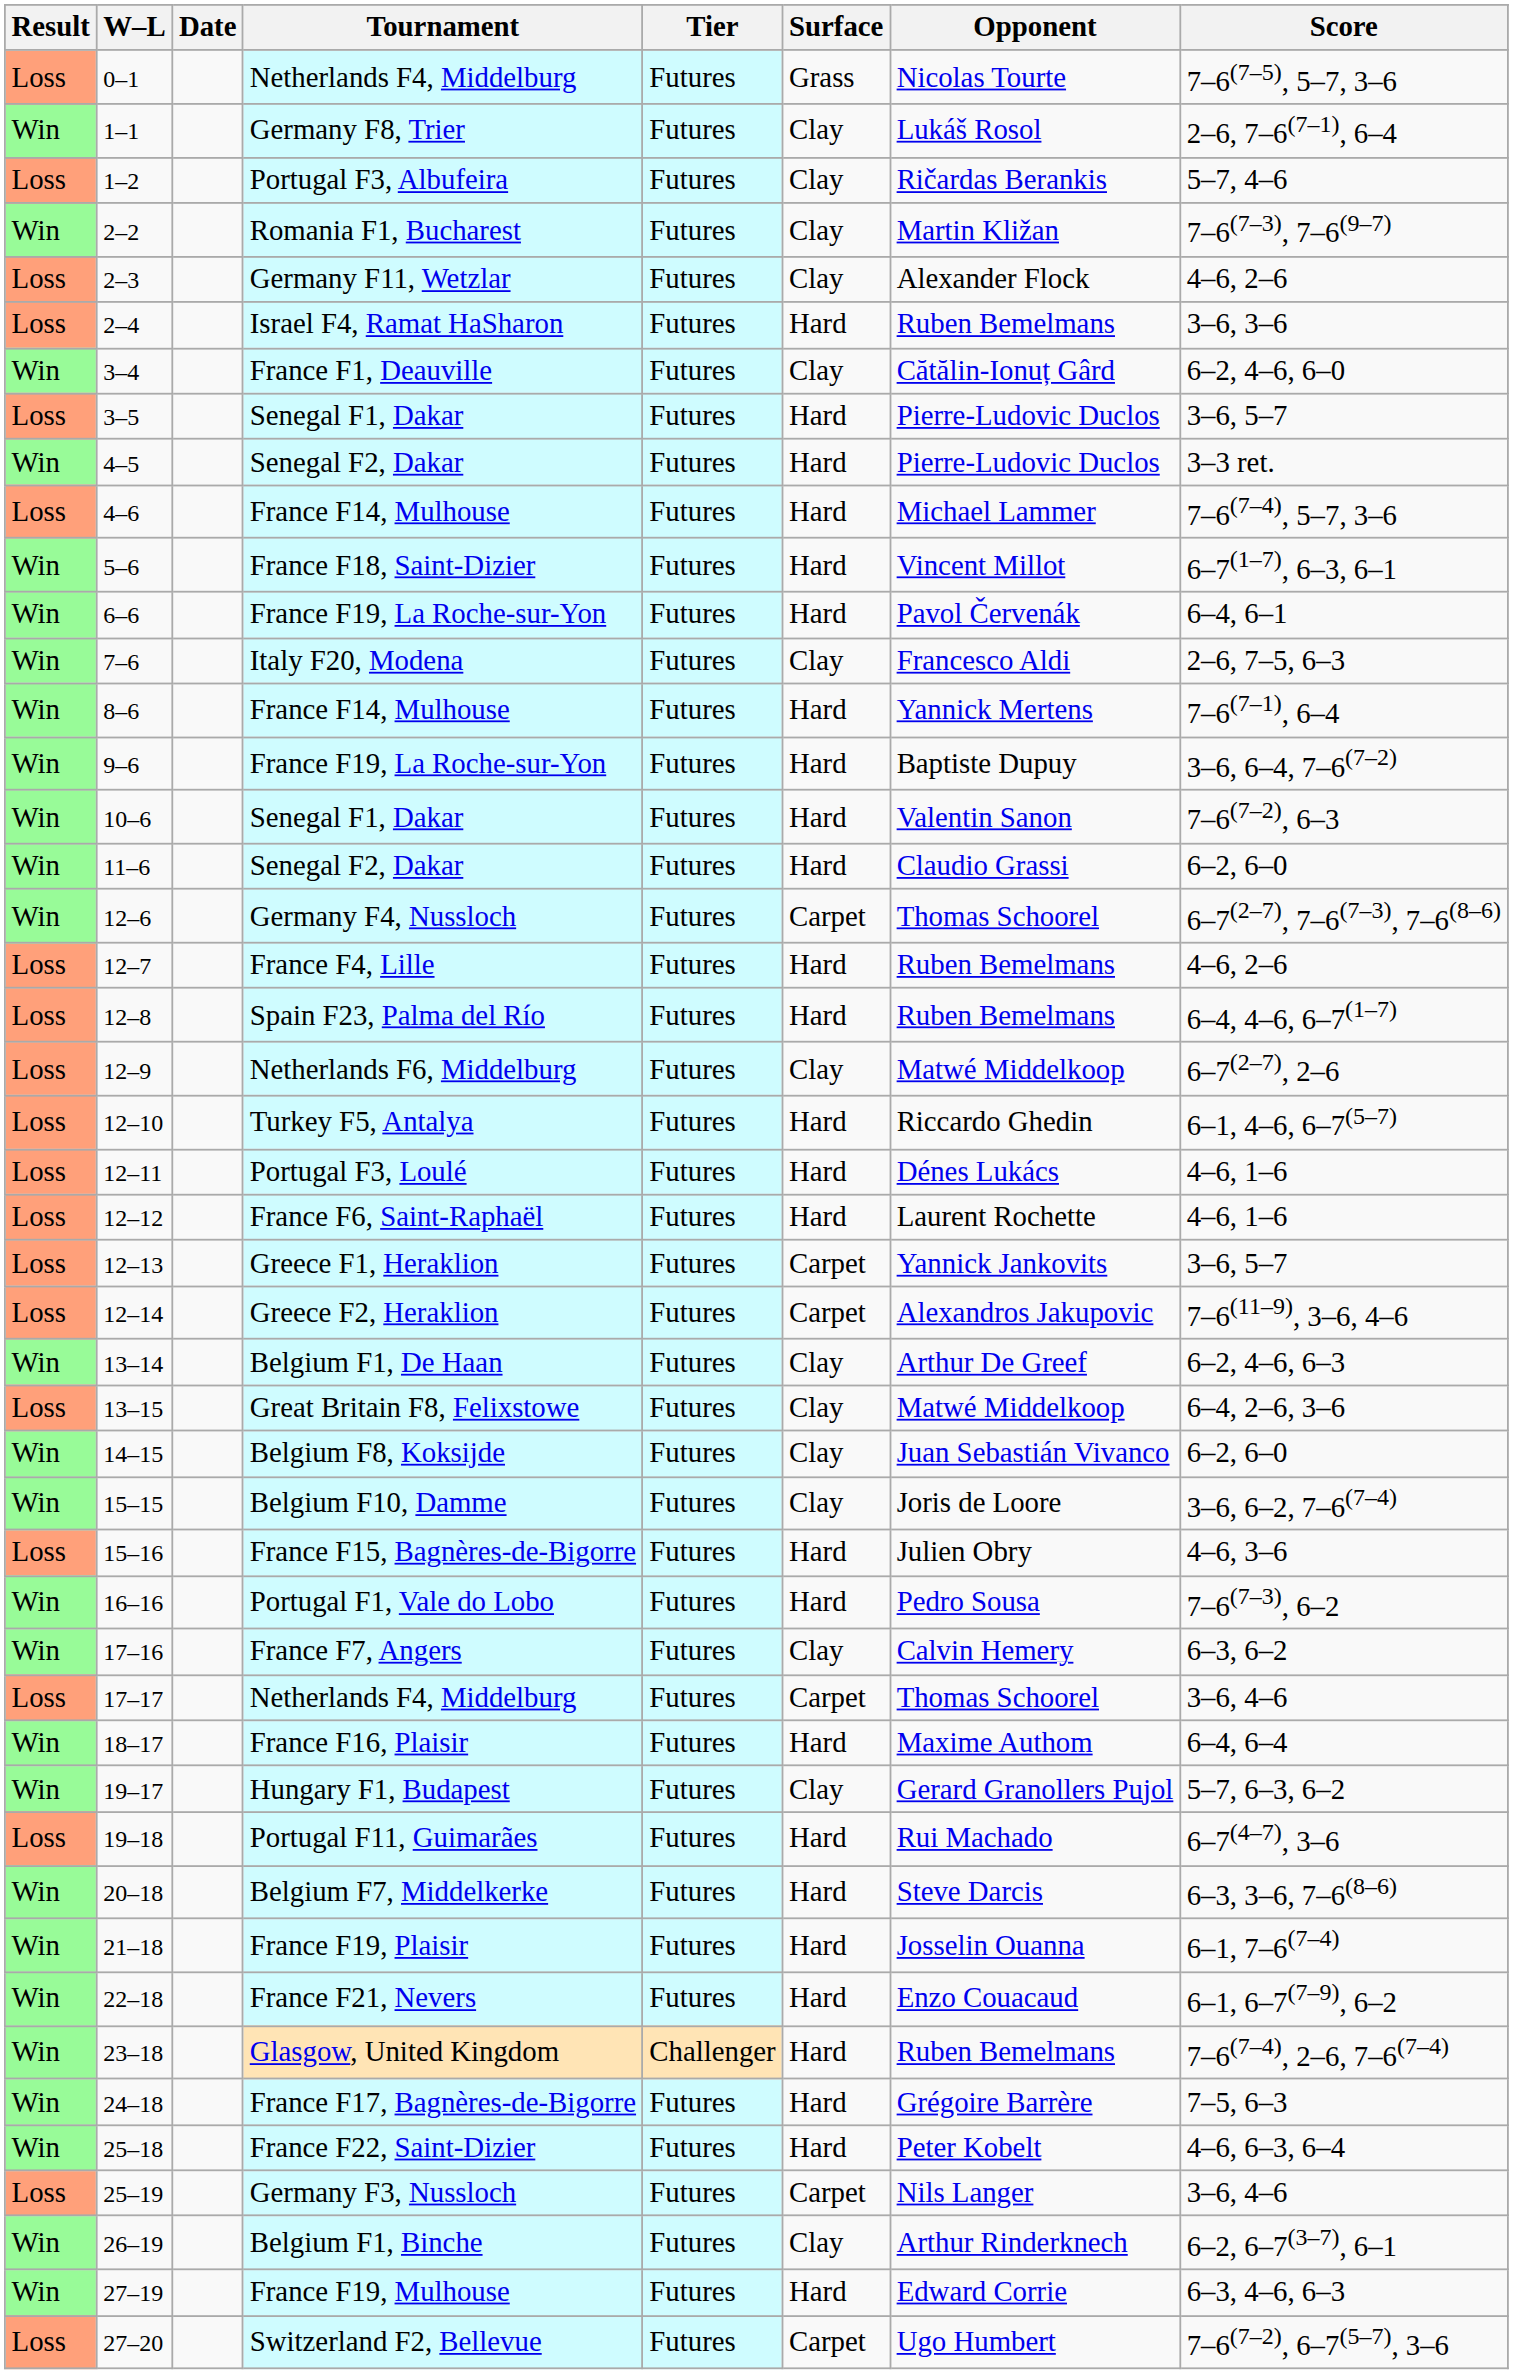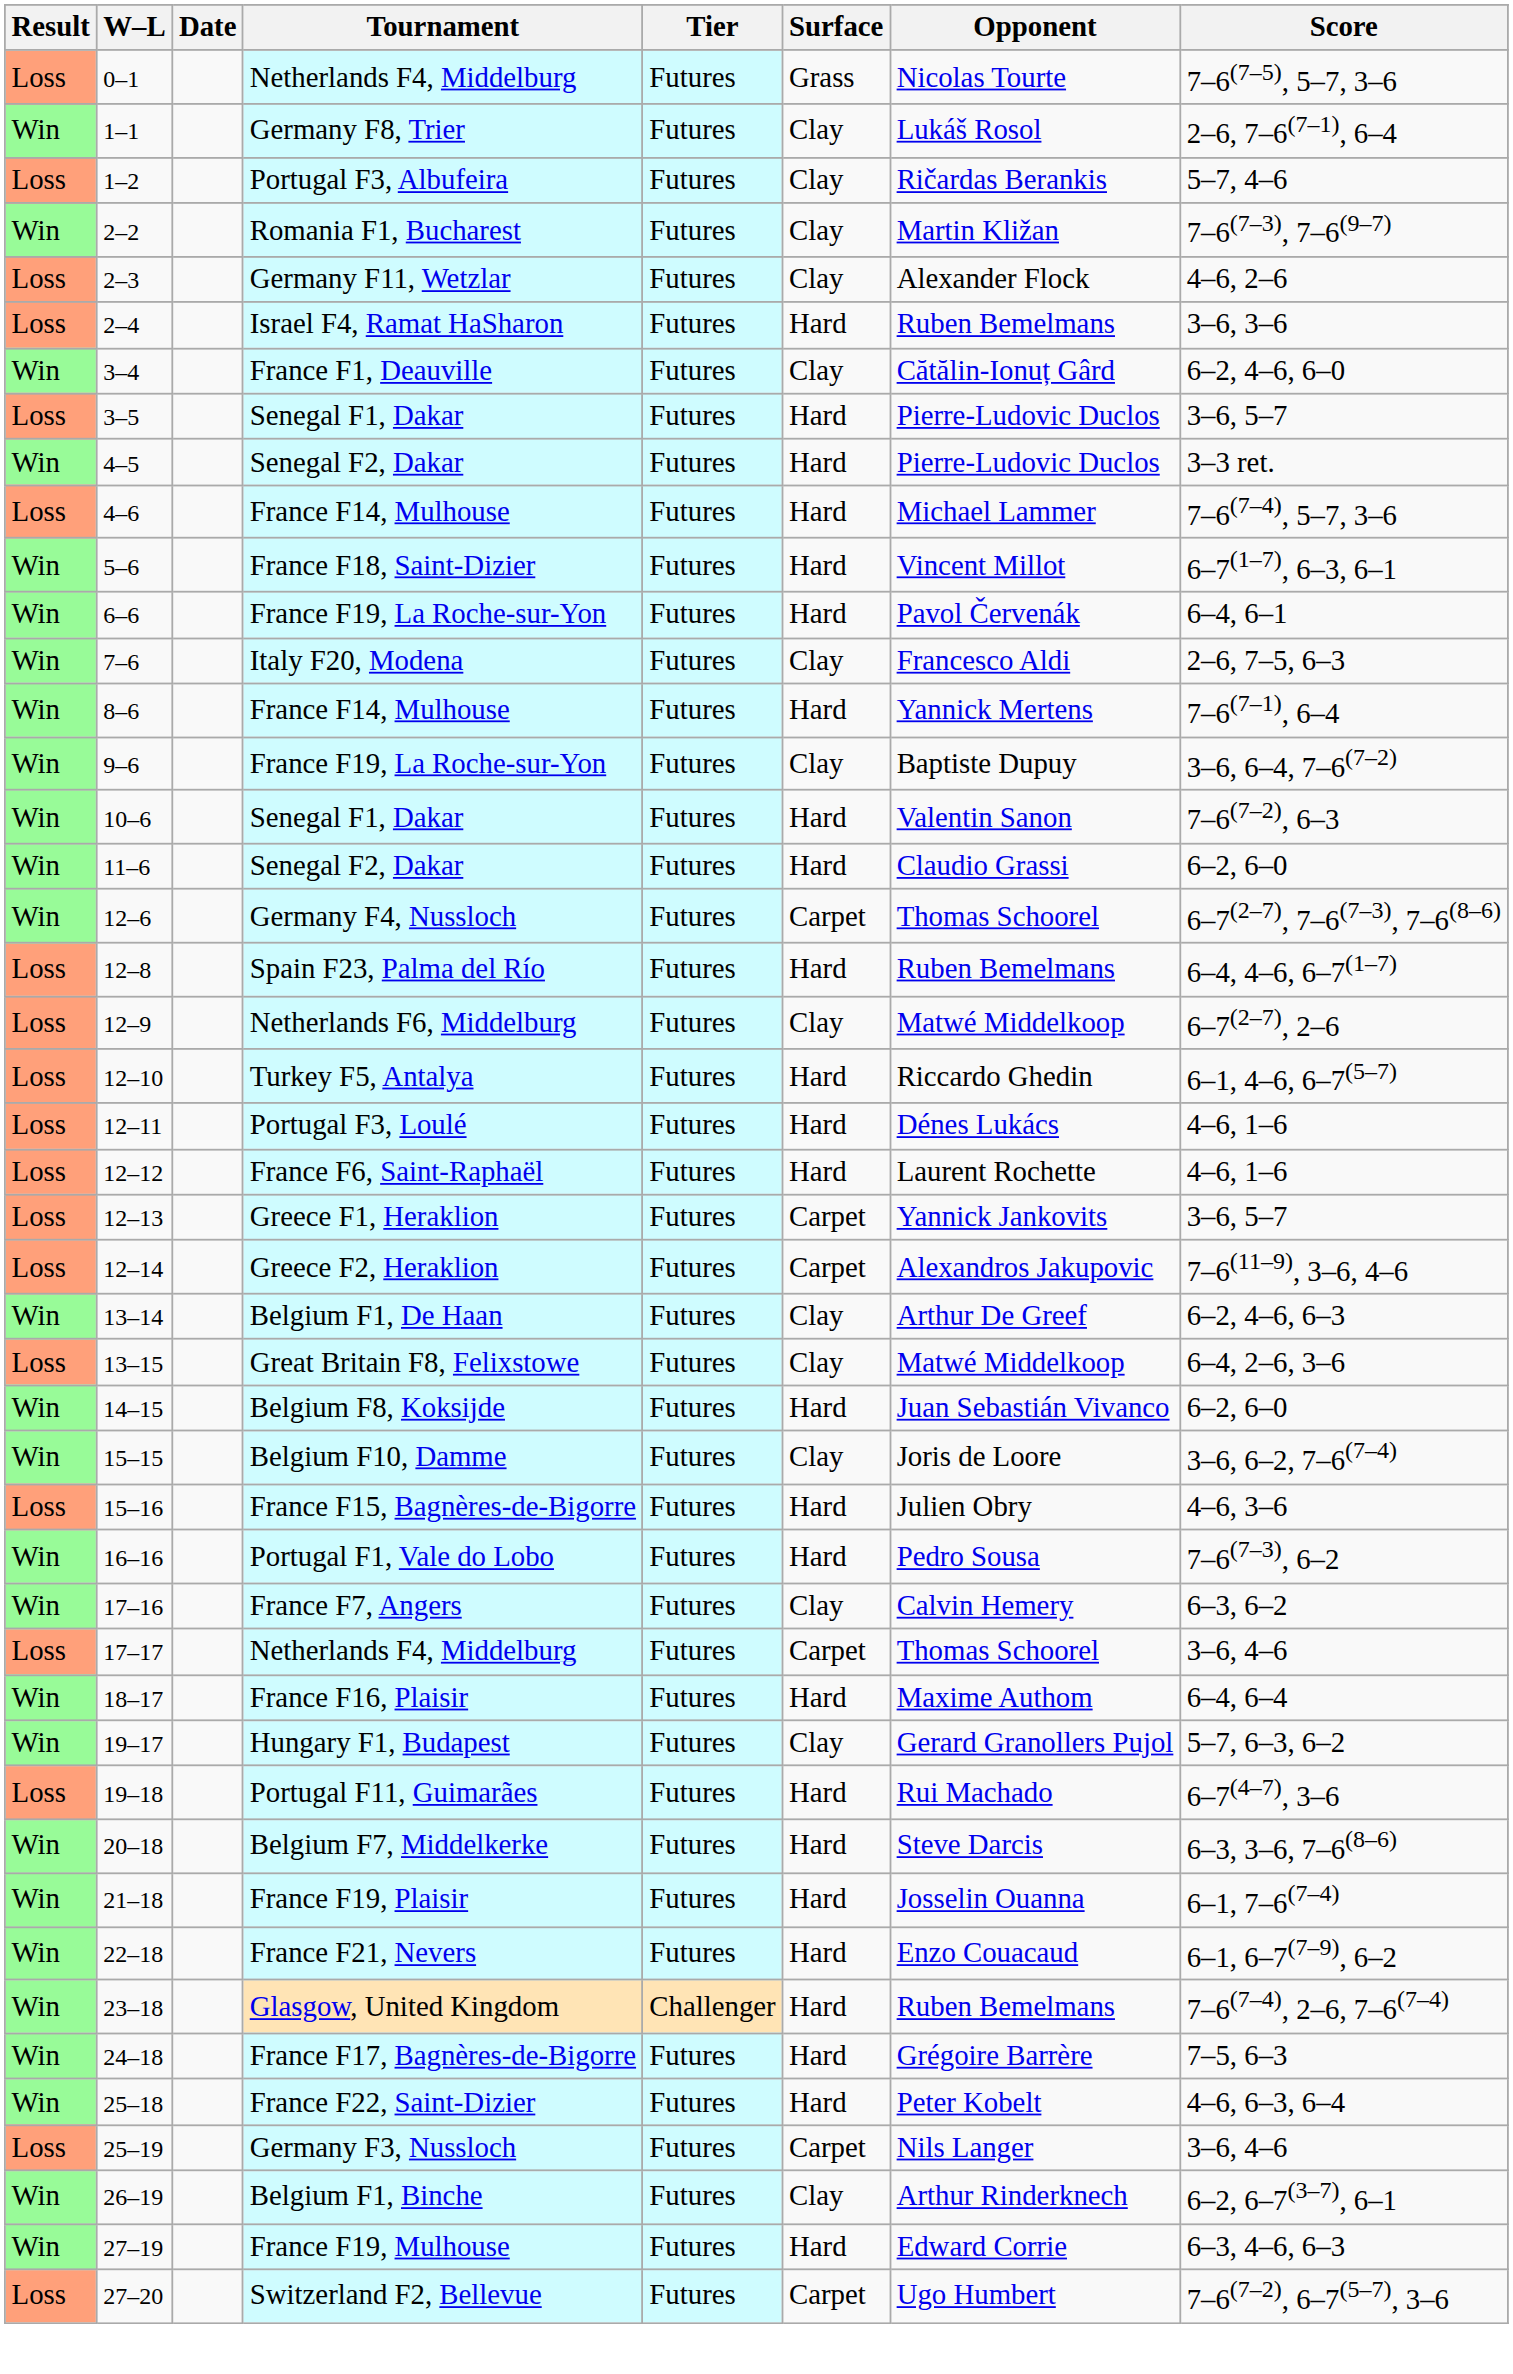(818, 763) Hard -> (816, 763) Clay
- row: (127, 967)
(816, 1453) Clay -> (818, 1407) Hard
